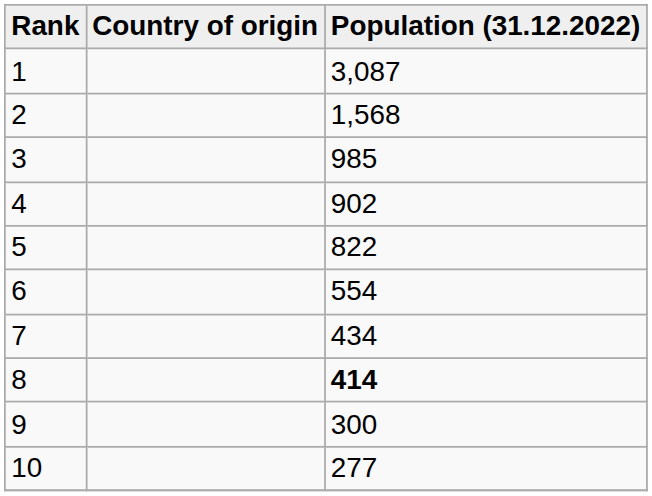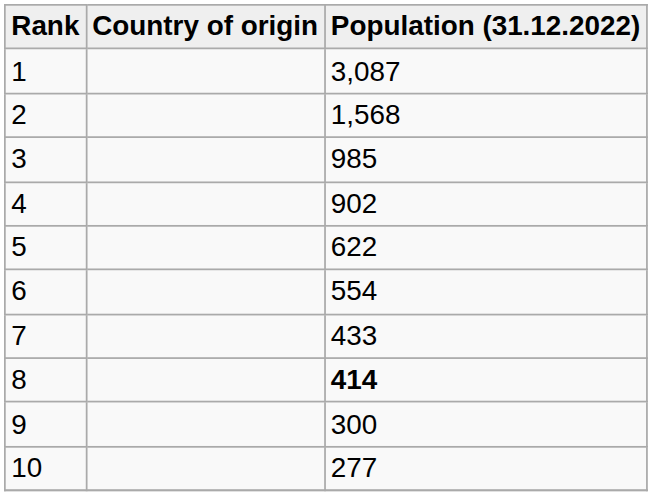(354, 247) 822 -> (354, 247) 622
(354, 335) 434 -> (354, 335) 433
